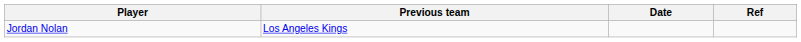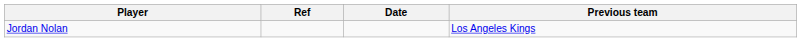columns swapped: (435, 12) <-> (755, 12)
